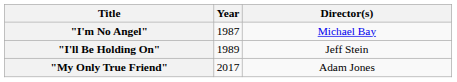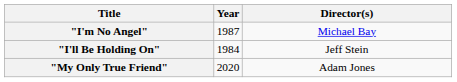(228, 49) 1989 -> (228, 49) 1984
(228, 67) 2017 -> (228, 67) 2020
